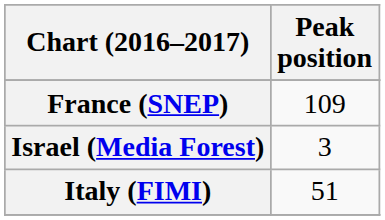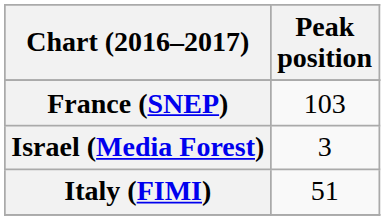(325, 102) 109 -> (325, 102) 103
